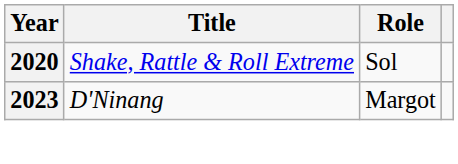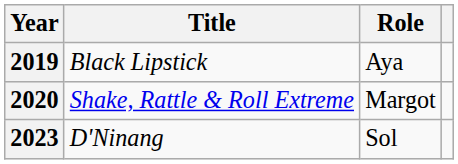+ row: (34, 61)
(381, 61) Sol -> (400, 100) Margot
(400, 100) Margot -> (381, 138) Sol
